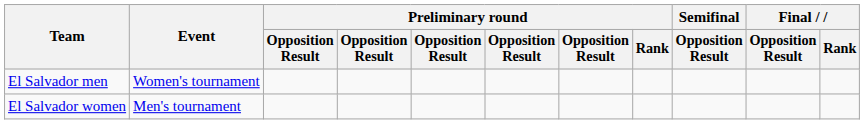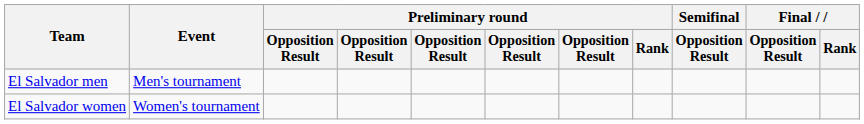(196, 81) Women's tournament -> (187, 81) Men's tournament
(187, 106) Men's tournament -> (196, 106) Women's tournament
